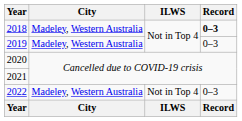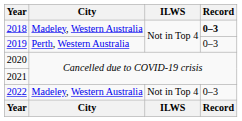(87, 44) Madeley, Western Australia -> (80, 44) Perth, Western Australia
